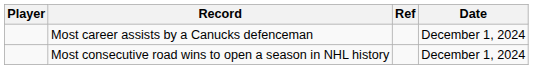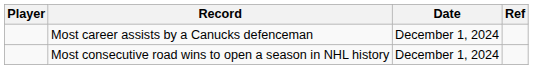columns swapped: (473, 14) <-> (405, 14)
